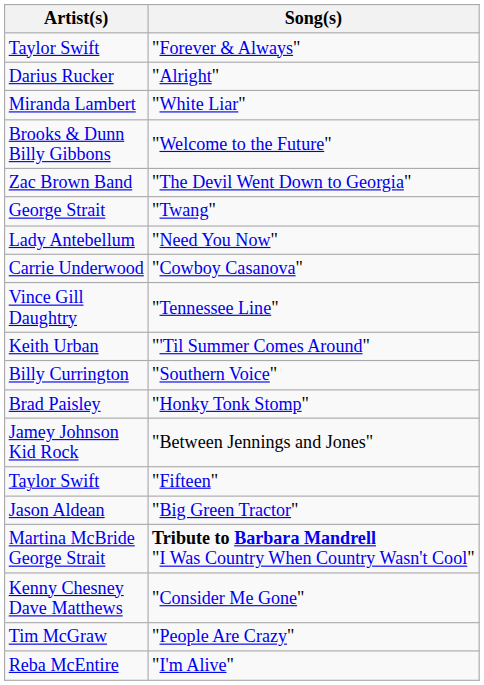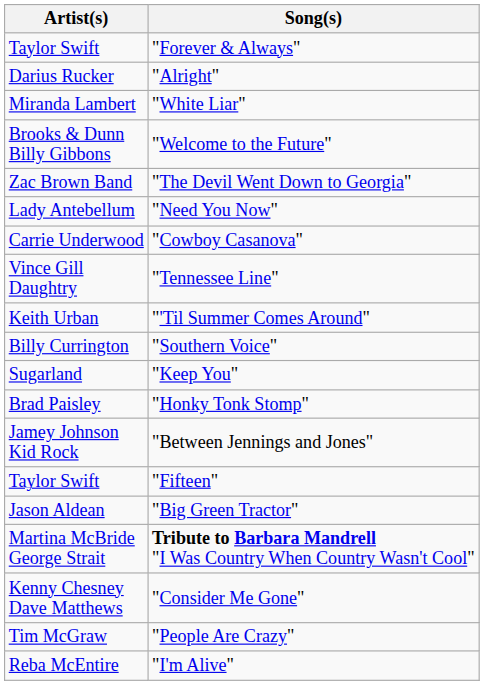- row: (184, 211)
+ row: (195, 374)
